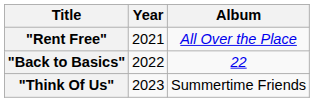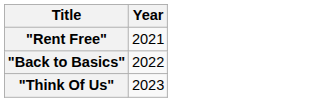- column: (239, 16)
